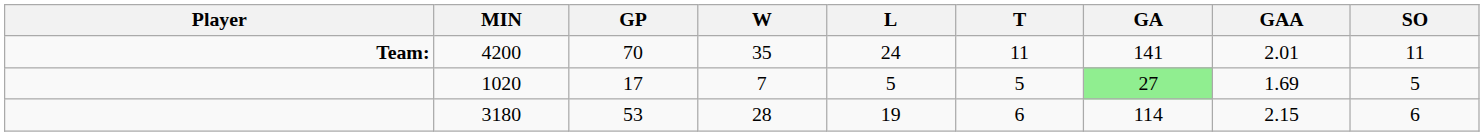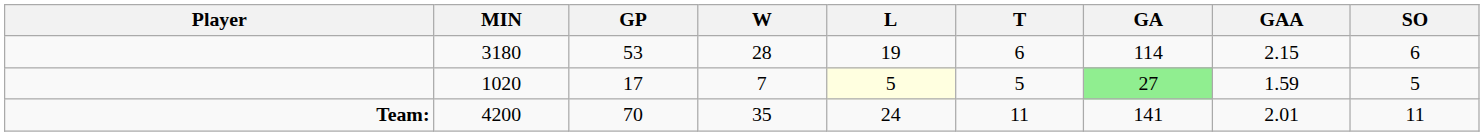rows swapped: (501, 114) <-> (501, 51)
(891, 83) no background -> (891, 83) lightyellow background
(1282, 83) 1.69 -> (1282, 83) 1.59
